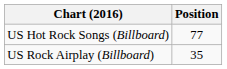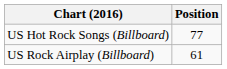(197, 54) 35 -> (197, 54) 61
